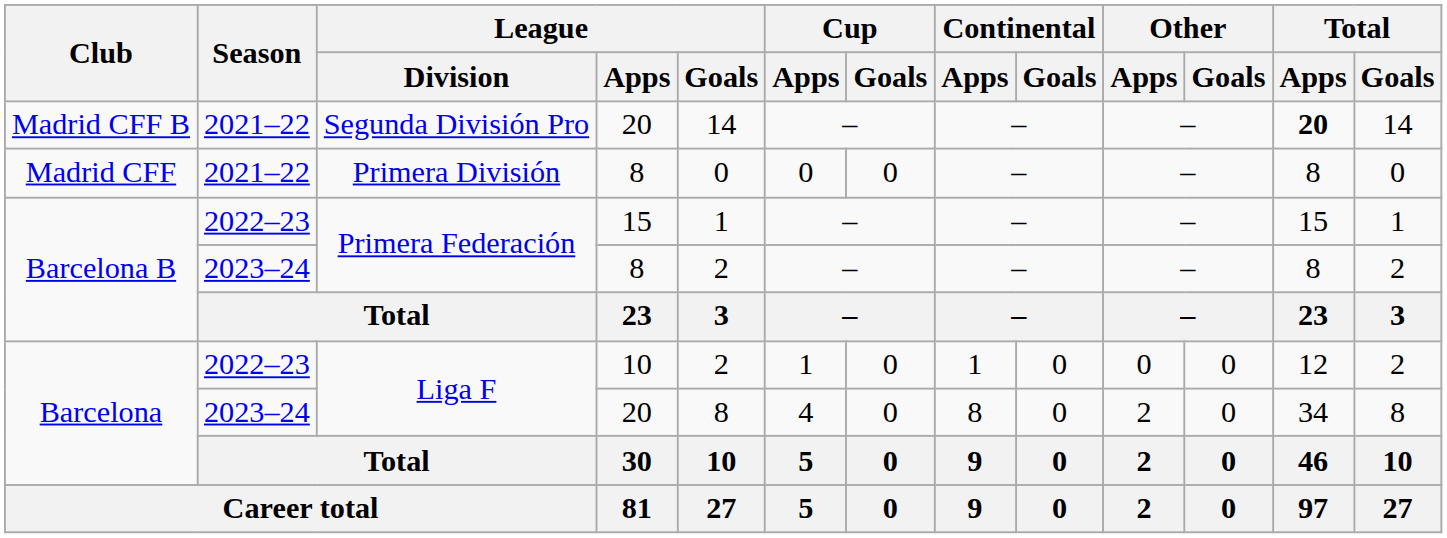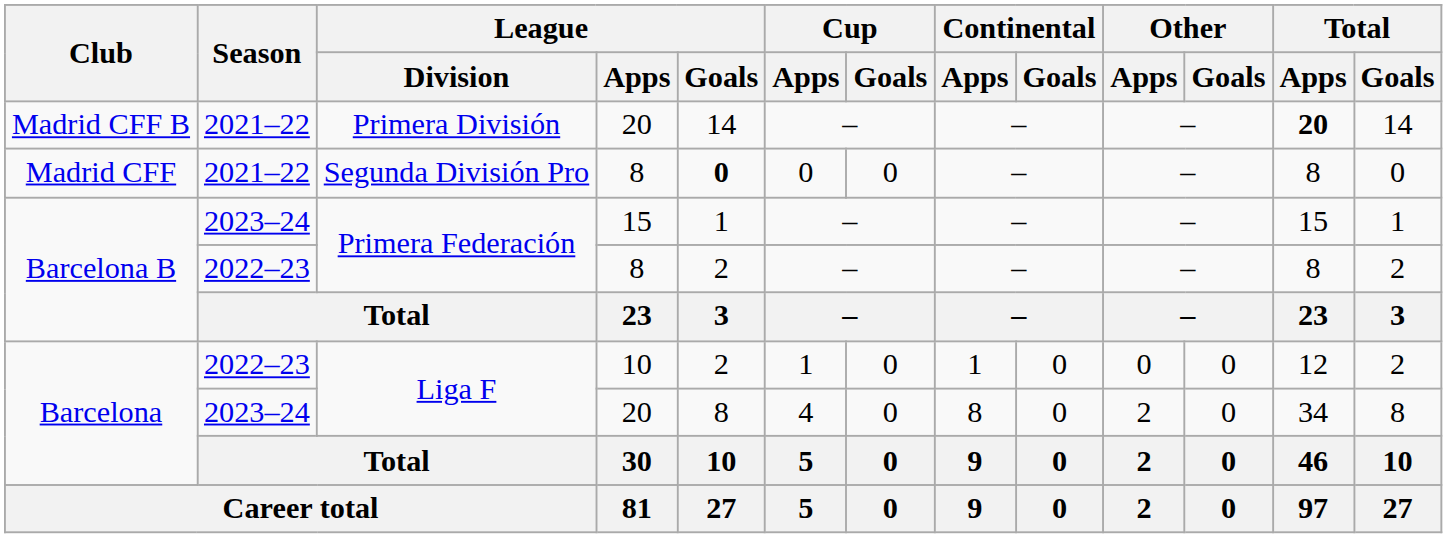(456, 124) Segunda División Pro -> (456, 124) Primera División
(456, 172) Primera División -> (456, 172) Segunda División Pro
(721, 172) normal -> (721, 172) bold
(257, 220) 2022–23 -> (257, 220) 2023–24
(257, 268) 2023–24 -> (257, 268) 2022–23
